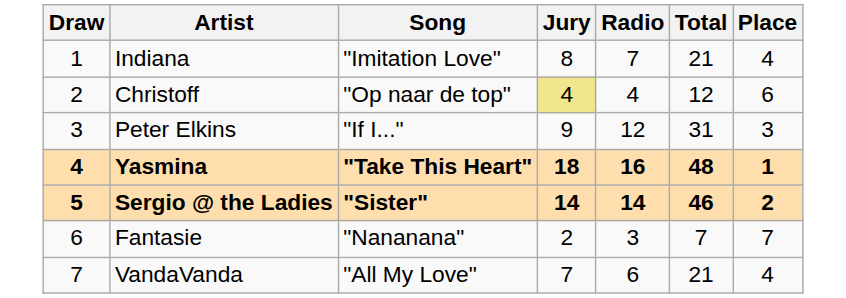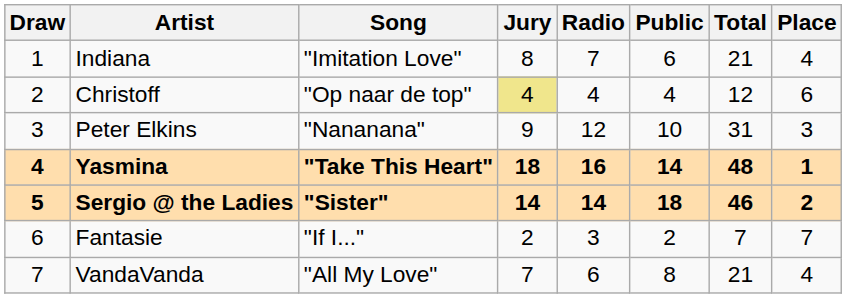+ column: (670, 22)
(373, 130) "If I..." -> (364, 130) "Nananana"
(404, 238) "Nananana" -> (334, 238) "If I..."
